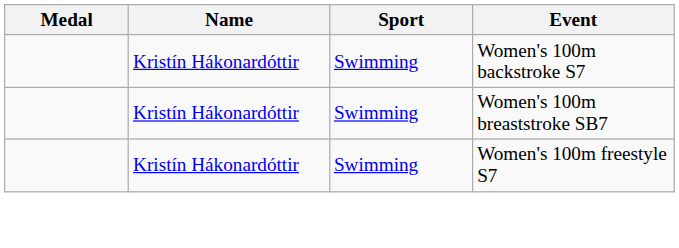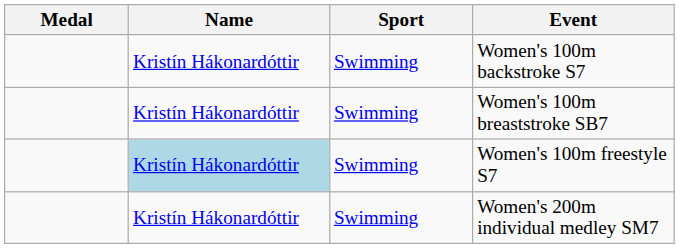(216, 165) no background -> (216, 165) lightblue background
+ row: (568, 217)
